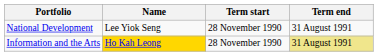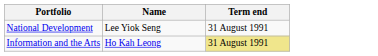- column: (248, 12)
(133, 44) gold background -> (133, 44) no background
